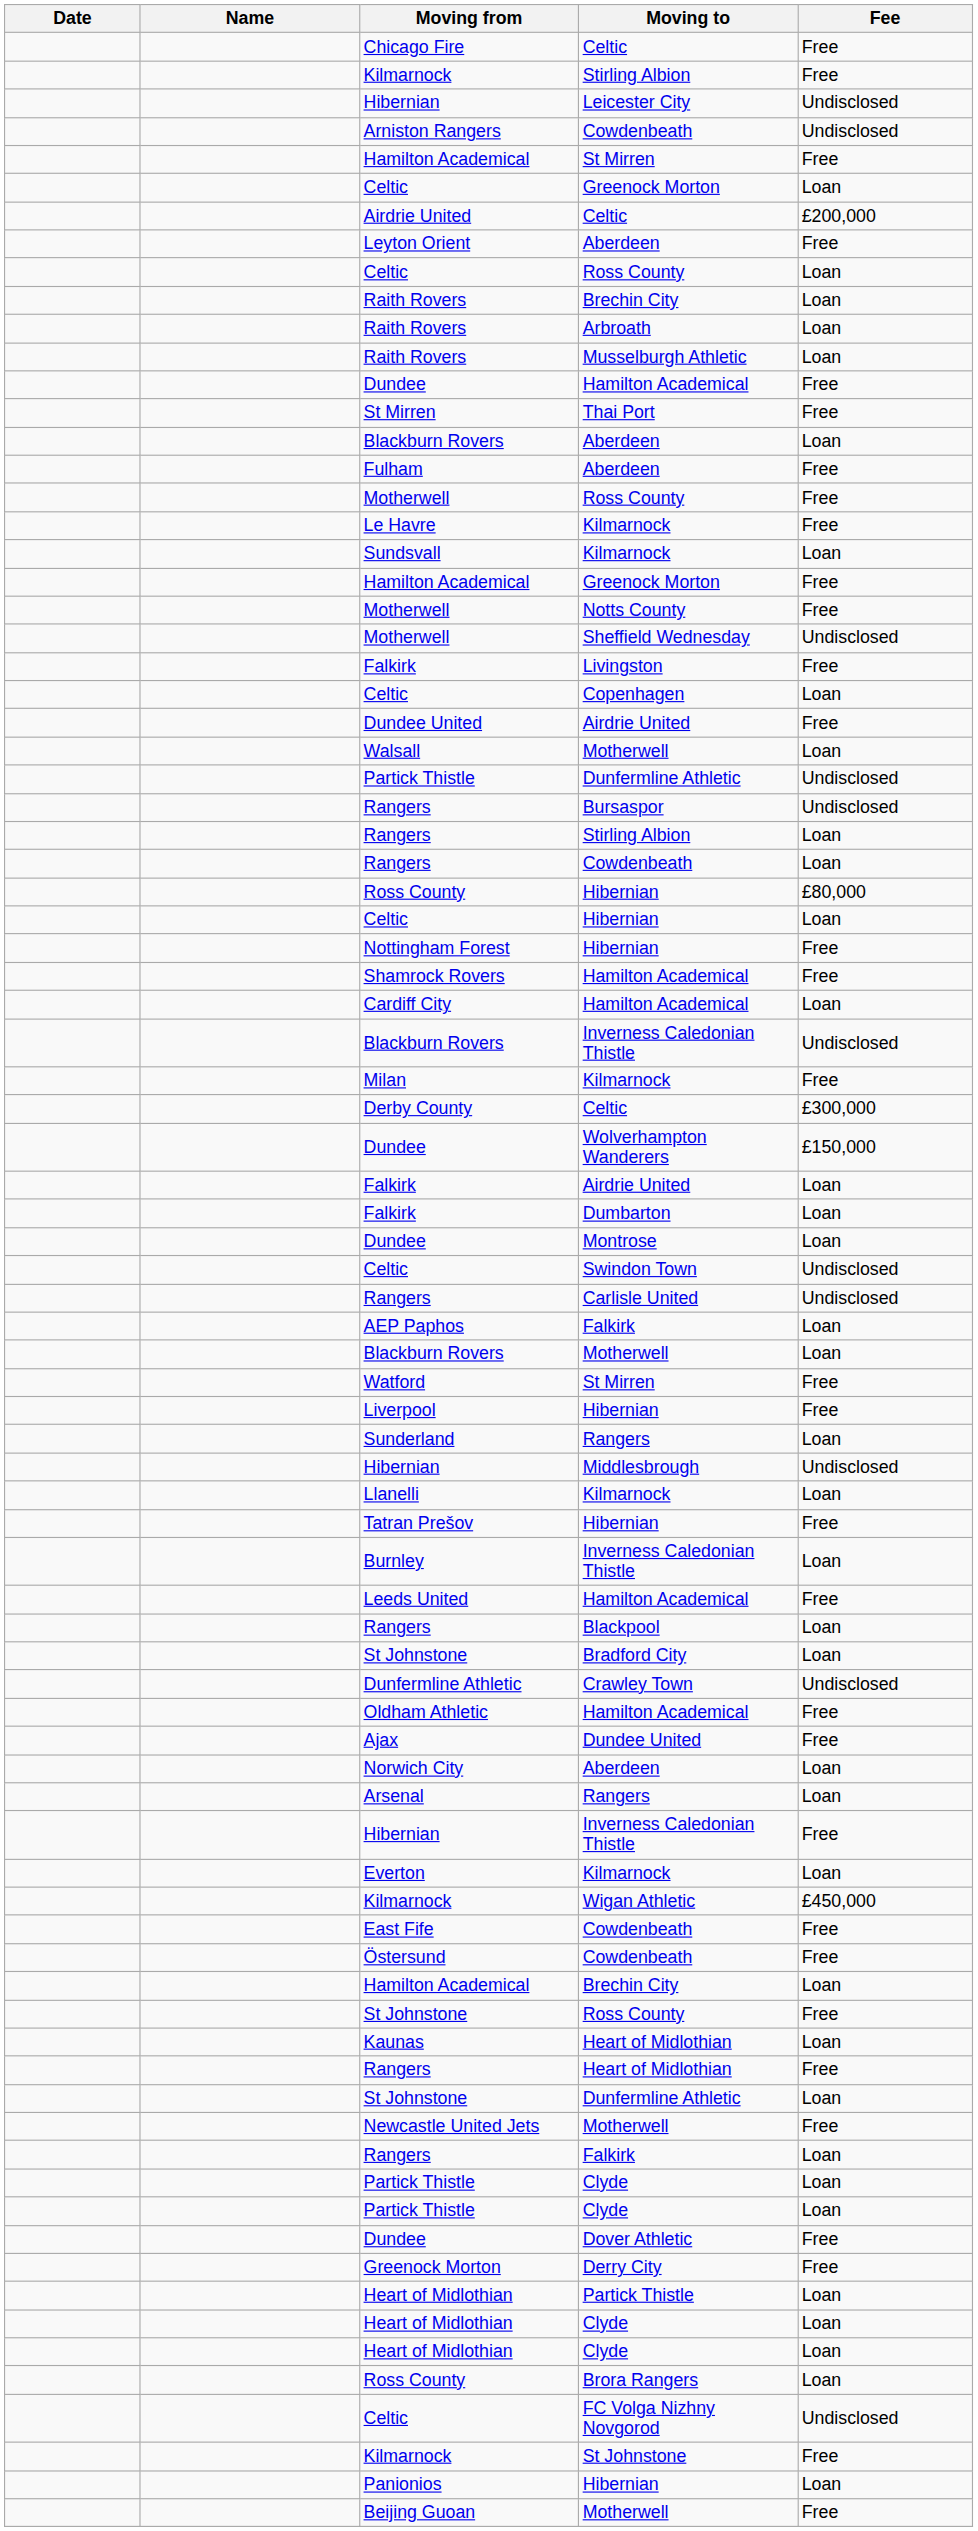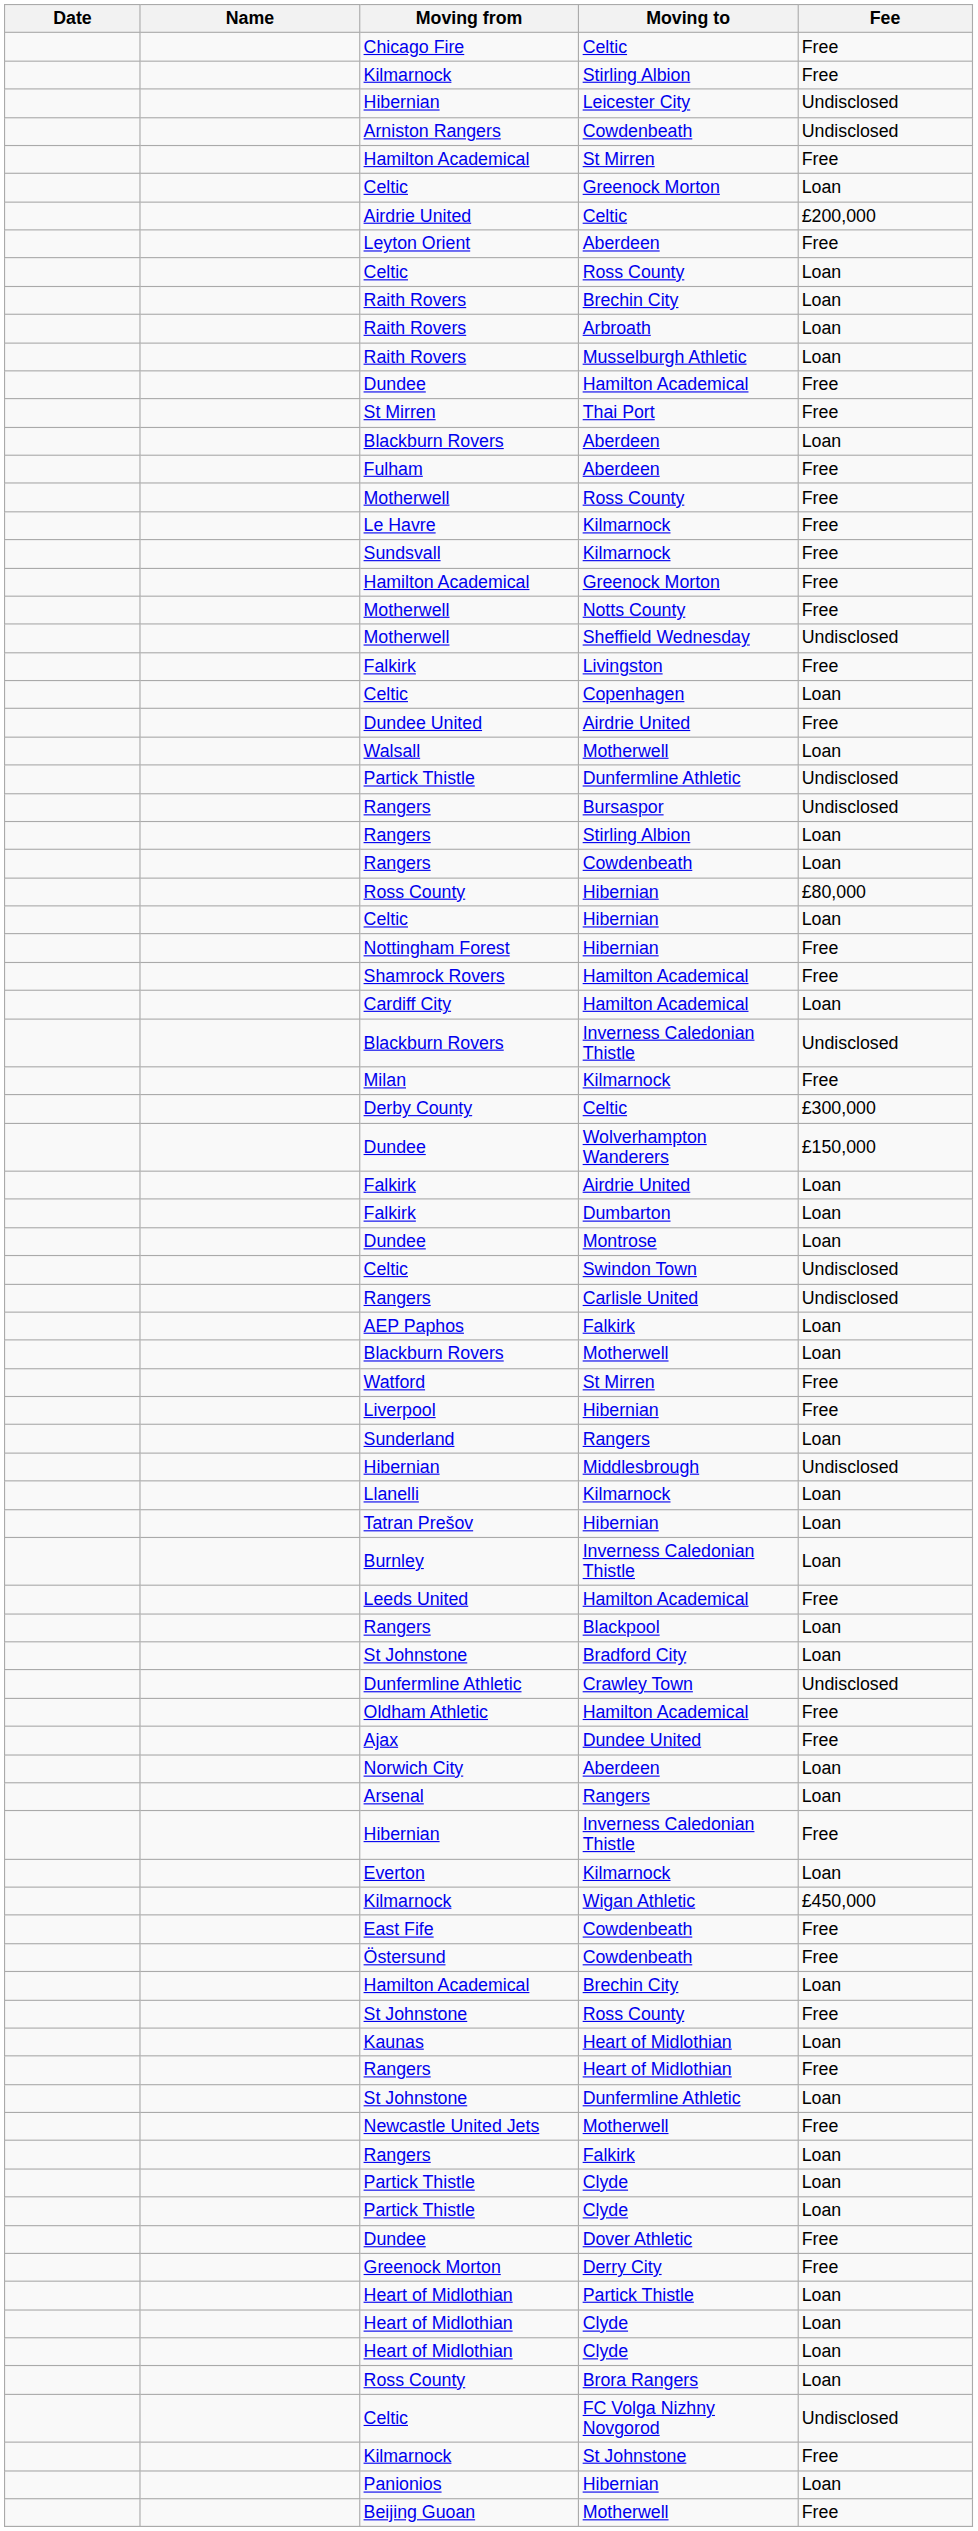(821, 553) Loan -> (820, 553) Free
(820, 1523) Free -> (821, 1523) Loan
